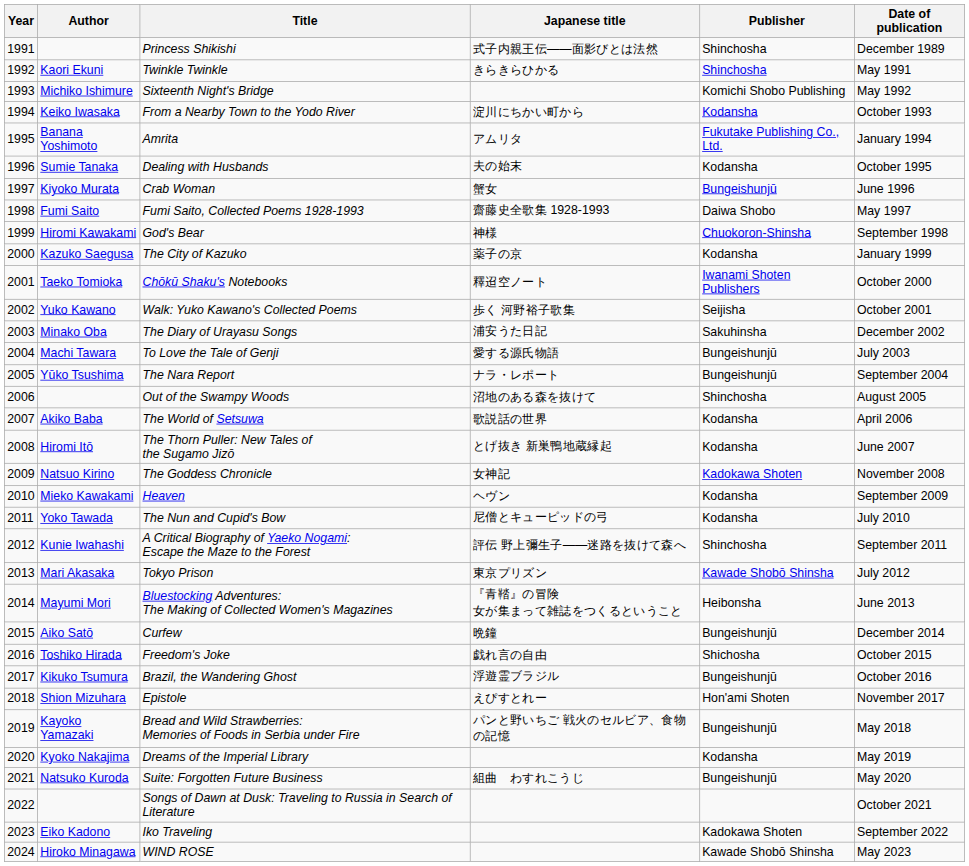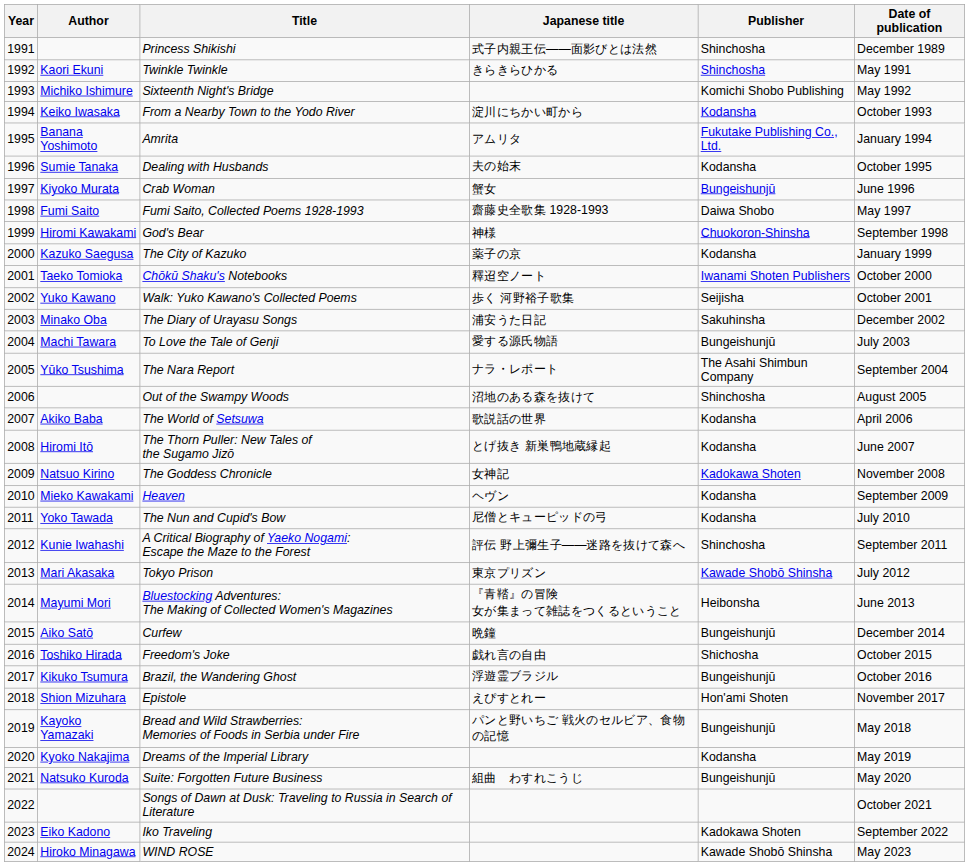(739, 375) Bungeishunjū -> (754, 369) The Asahi Shimbun Company
